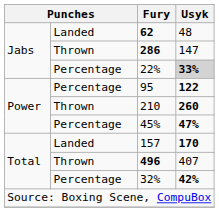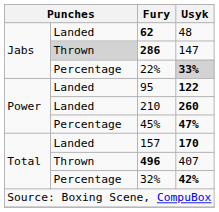(74, 51) no background -> (74, 51) lightgrey background
(88, 87) Percentage -> (74, 87) Landed
(74, 106) Thrown -> (74, 106) Landed
